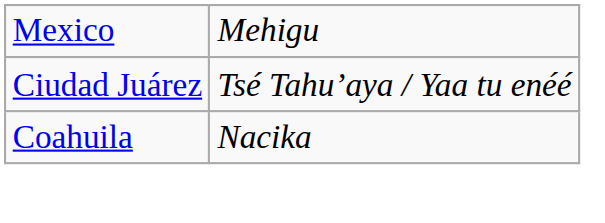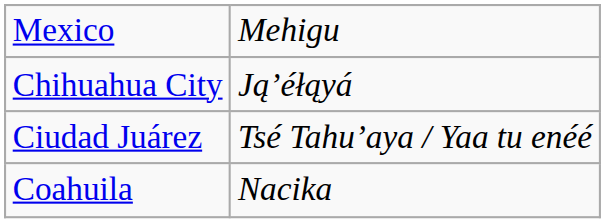+ row: (118, 83)
